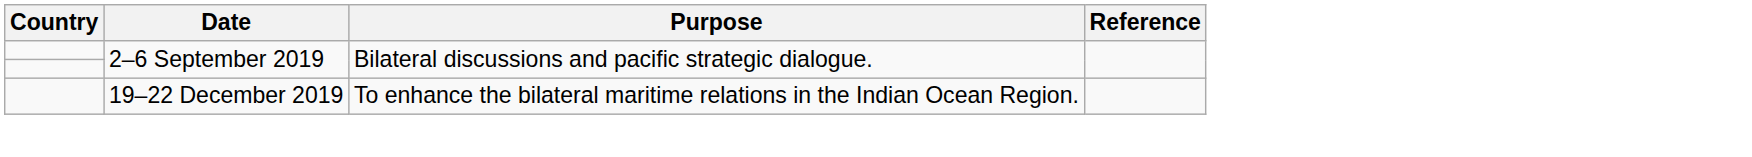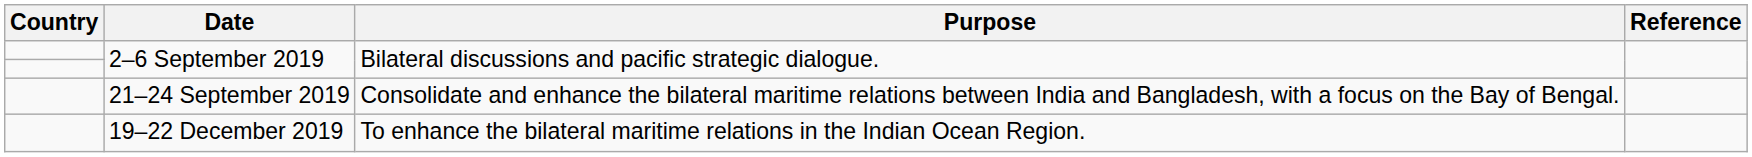+ row: (229, 95)
